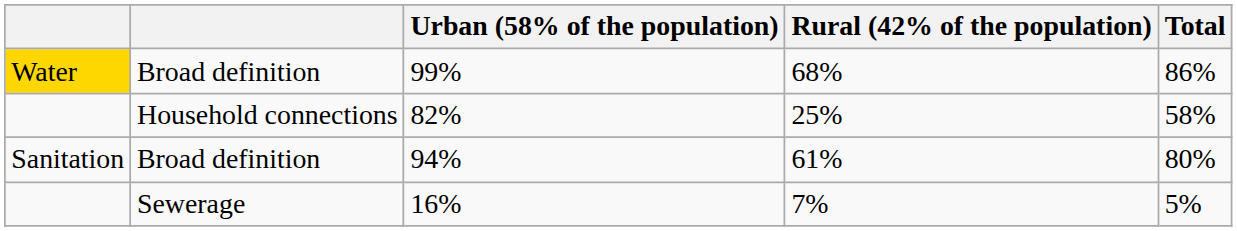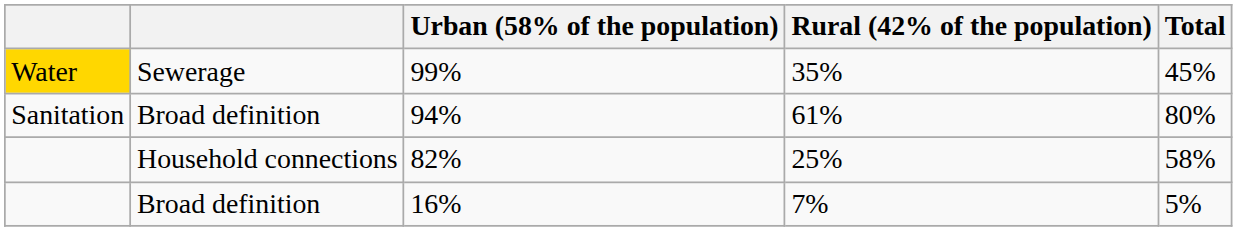(229, 70) Broad definition -> (191, 70) Sewerage
(817, 70) 68% -> (817, 70) 35%
(1190, 70) 86% -> (1190, 70) 45%
rows swapped: (436, 114) <-> (436, 159)
(191, 203) Sewerage -> (229, 203) Broad definition
